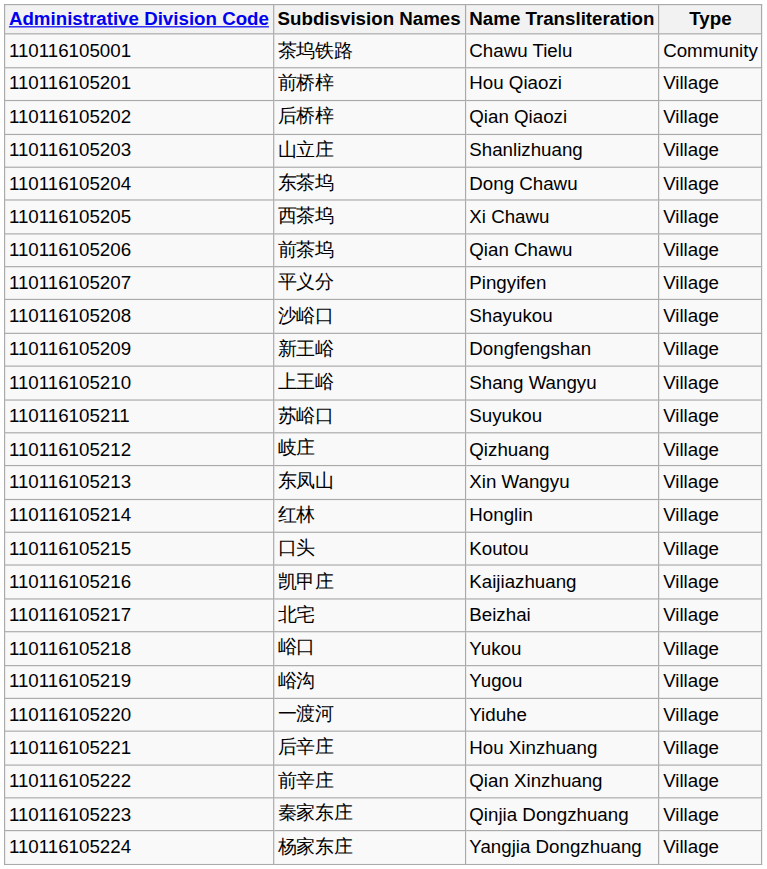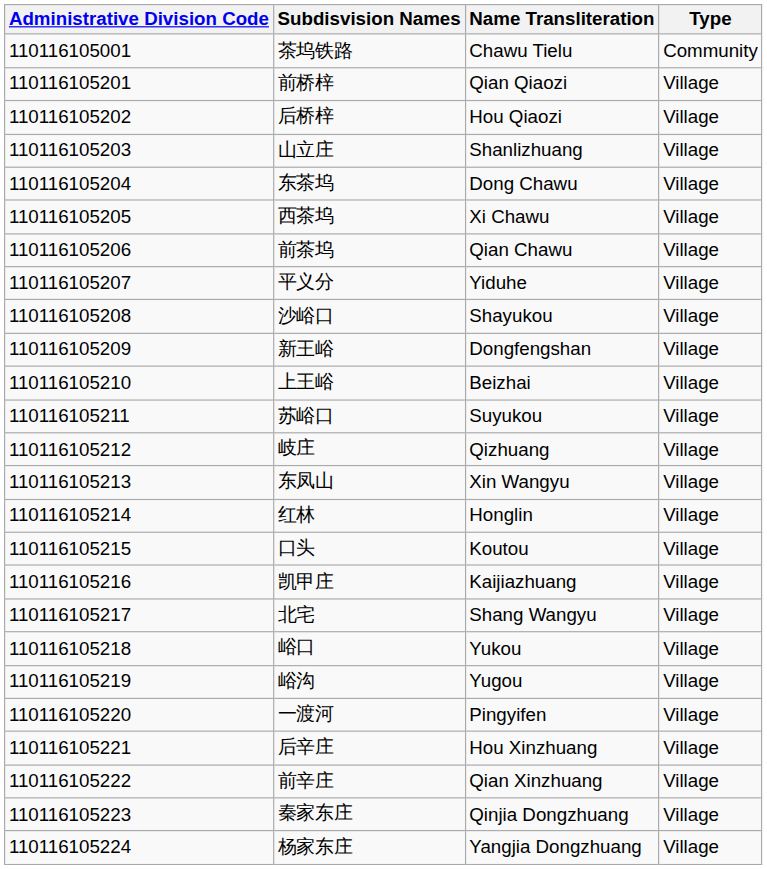(516, 83) Hou Qiaozi -> (518, 83) Qian Qiaozi
(518, 117) Qian Qiaozi -> (516, 117) Hou Qiaozi
(508, 283) Pingyifen -> (498, 283) Yiduhe
(533, 382) Shang Wangyu -> (500, 382) Beizhai
(500, 615) Beizhai -> (533, 615) Shang Wangyu
(498, 714) Yiduhe -> (508, 714) Pingyifen
